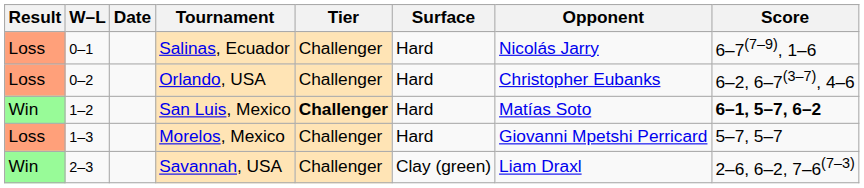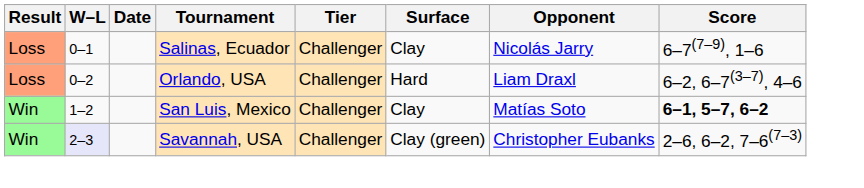(415, 47) Hard -> (408, 47) Clay
(580, 80) Christopher Eubanks -> (535, 80) Liam Draxl
(343, 109) bold -> (341, 109) normal
(415, 109) Hard -> (408, 109) Clay
- row: (222, 137)
(81, 167) no background -> (81, 140) lavender background
(540, 166) Liam Draxl -> (574, 139) Christopher Eubanks
